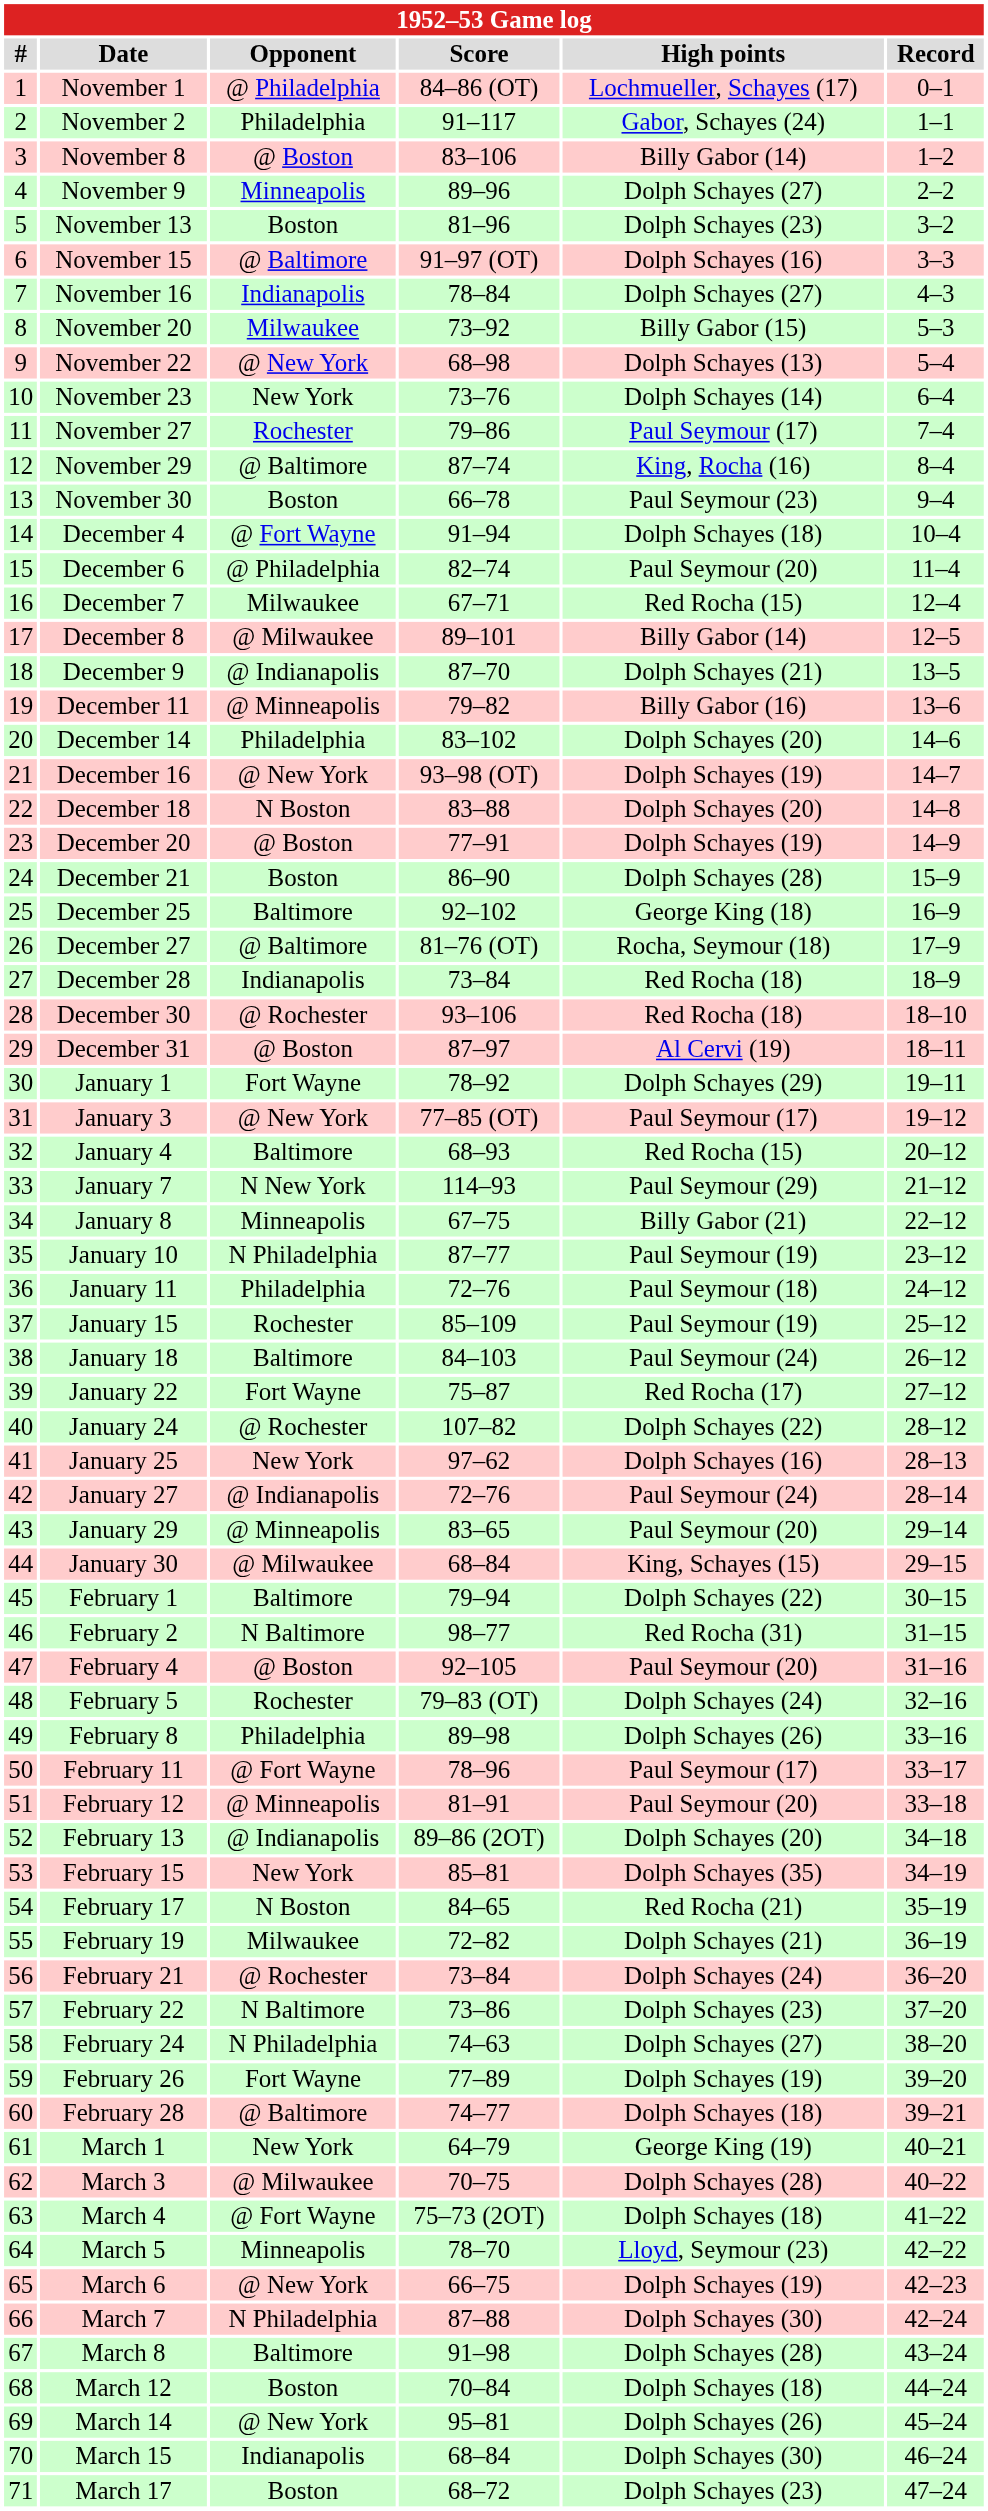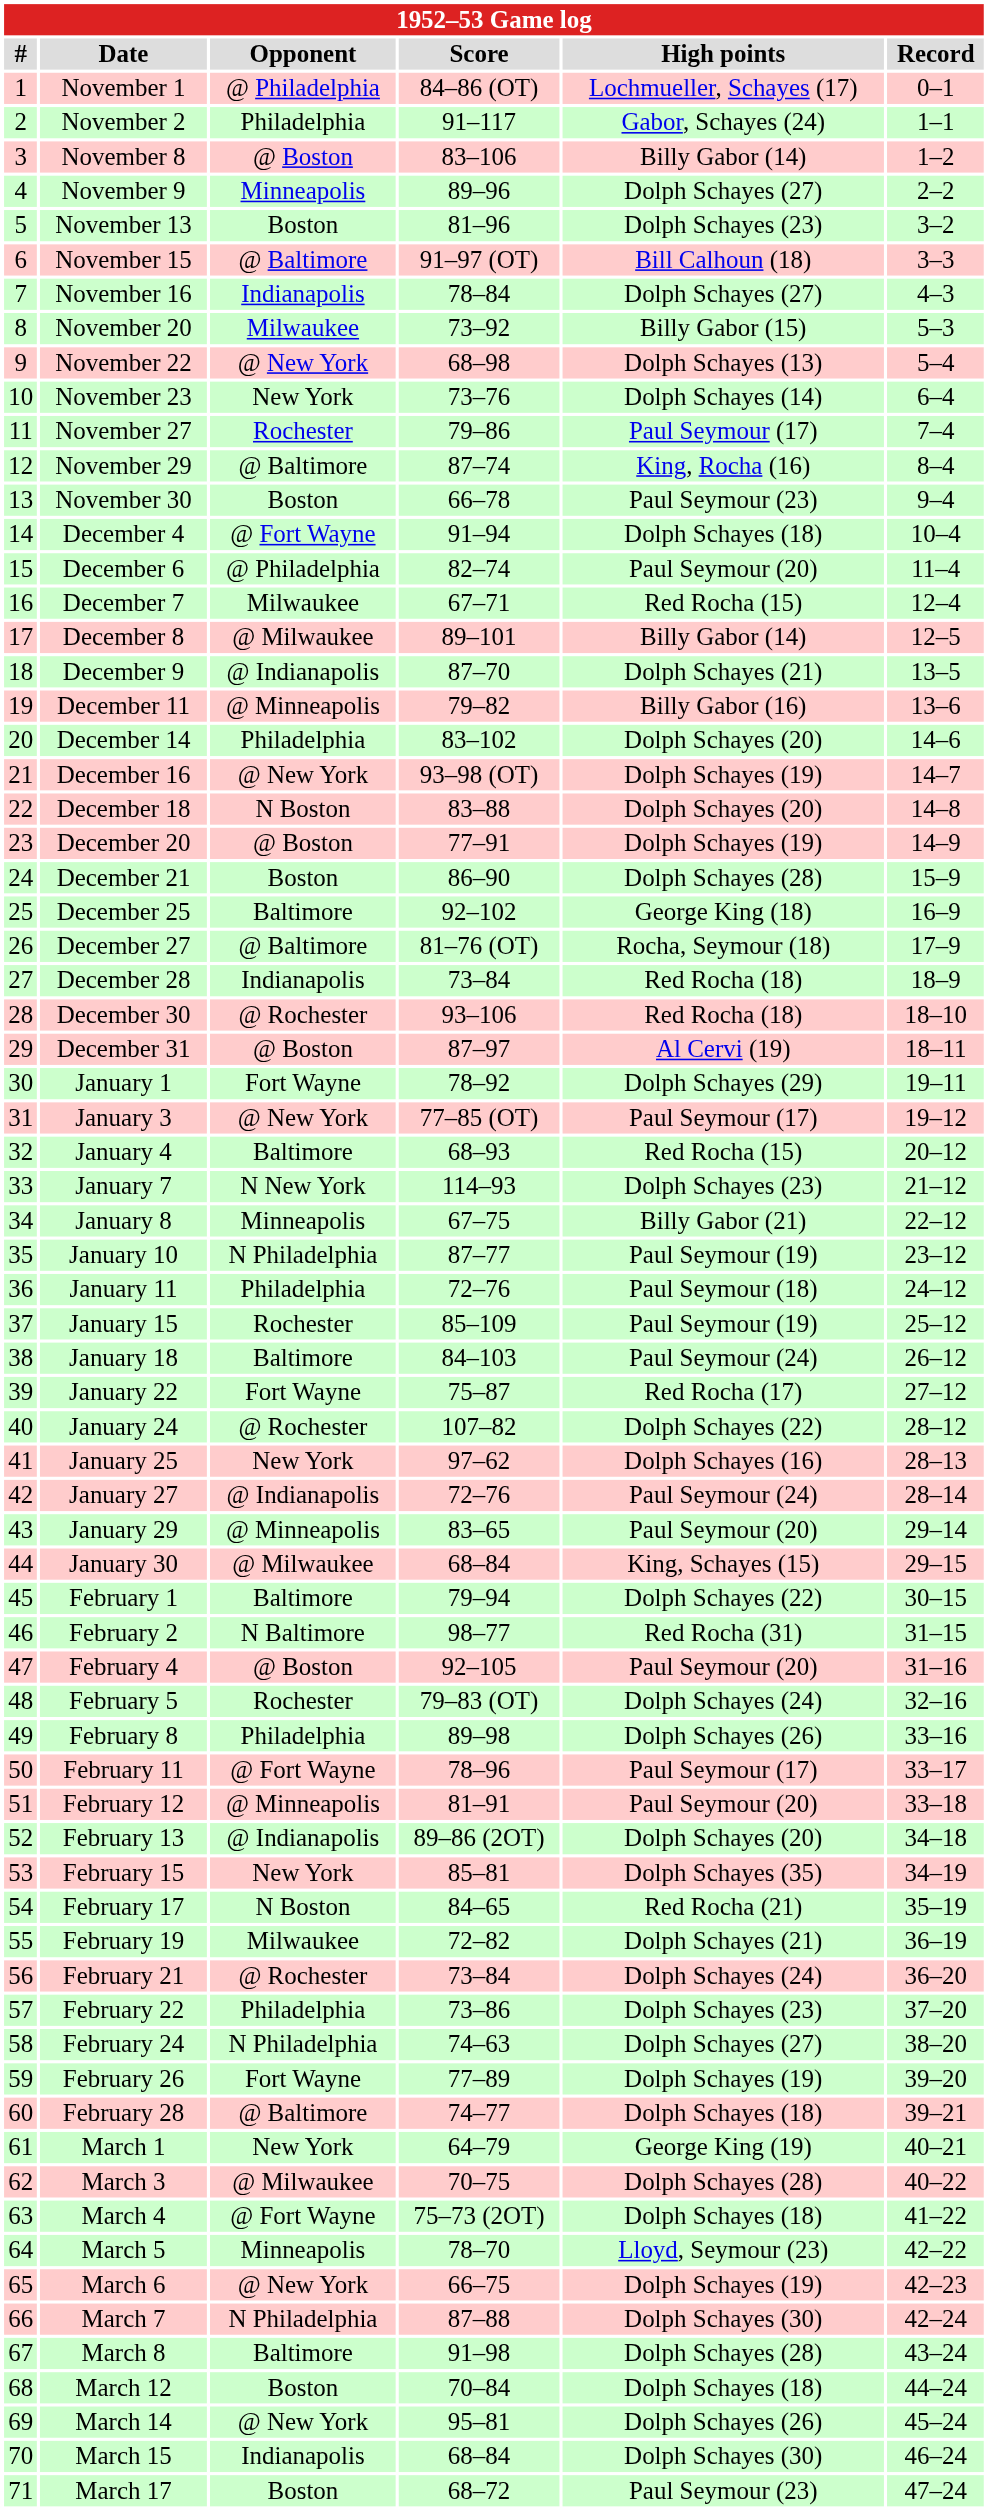(723, 259) Dolph Schayes (16) -> (723, 259) Bill Calhoun (18)
(723, 1186) Paul Seymour (29) -> (723, 1186) Dolph Schayes (23)
(303, 2009) N Baltimore -> (303, 2009) Philadelphia
(723, 2490) Dolph Schayes (23) -> (723, 2490) Paul Seymour (23)
